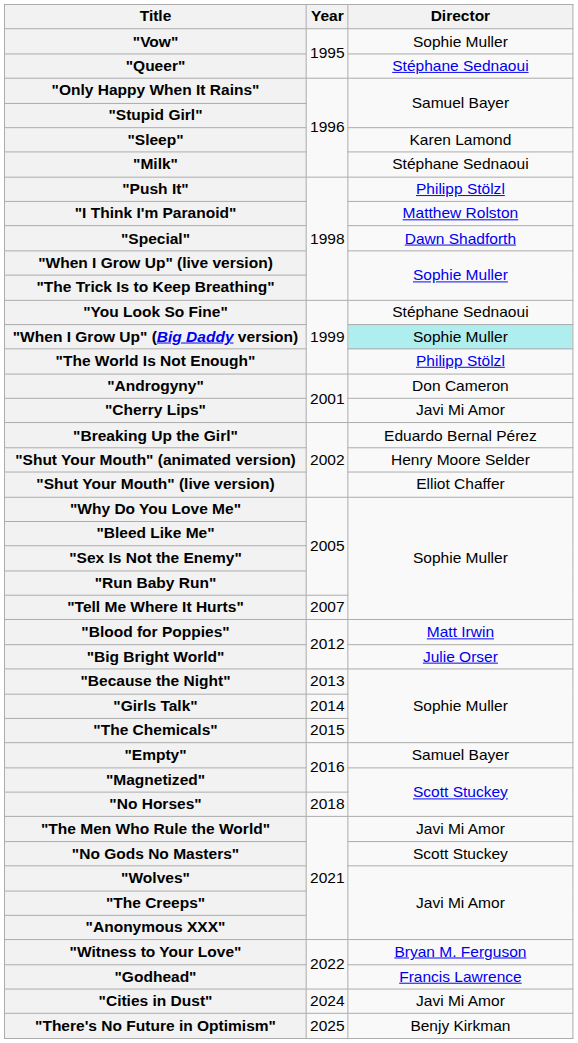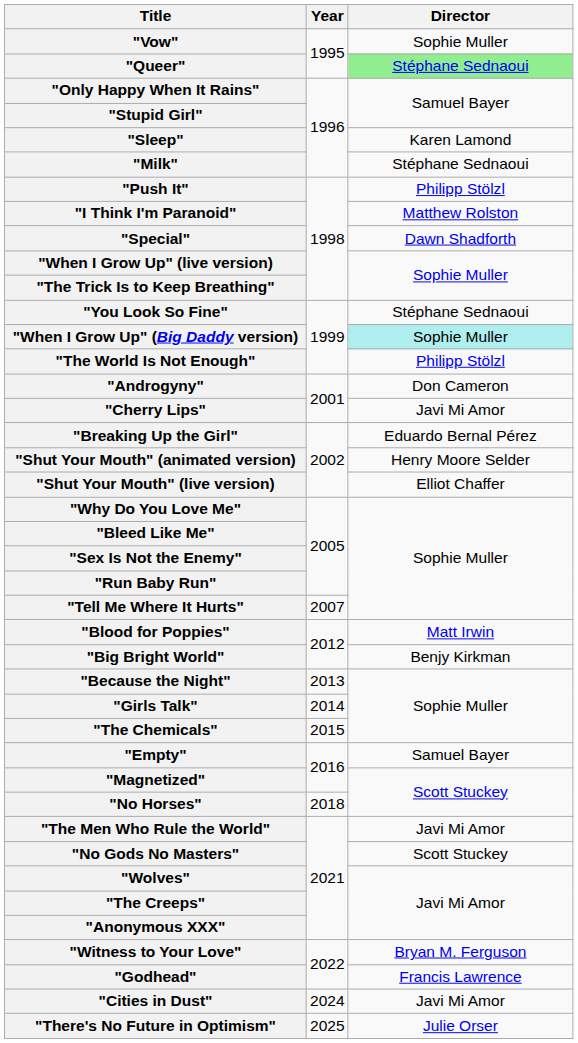(460, 66) no background -> (460, 66) lightgreen background
(460, 656) Julie Orser -> (460, 656) Benjy Kirkman
(460, 1025) Benjy Kirkman -> (460, 1025) Julie Orser
